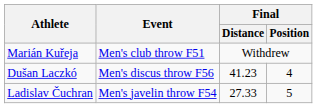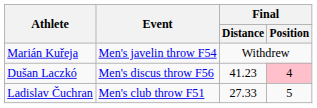(151, 53) Men's club throw F51 -> (158, 53) Men's javelin throw F54
(289, 73) no background -> (289, 73) pink background
(158, 93) Men's javelin throw F54 -> (151, 93) Men's club throw F51
